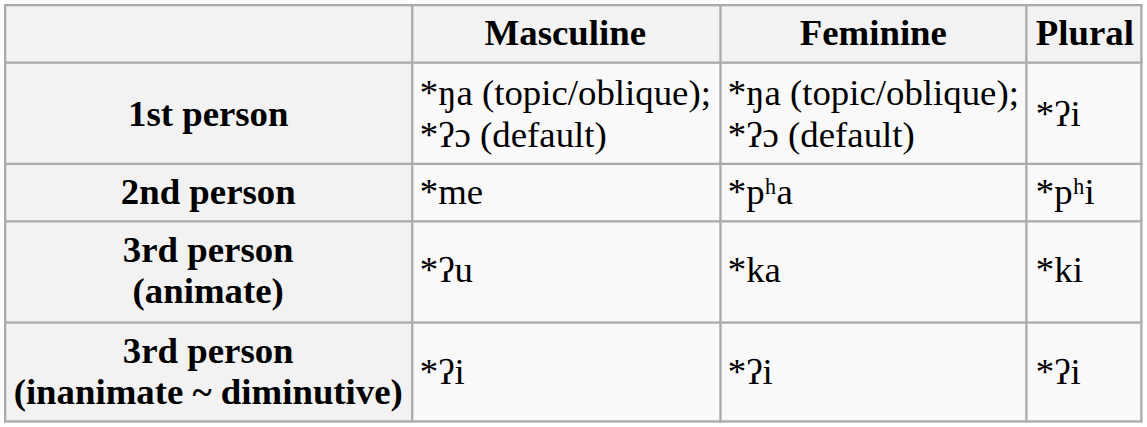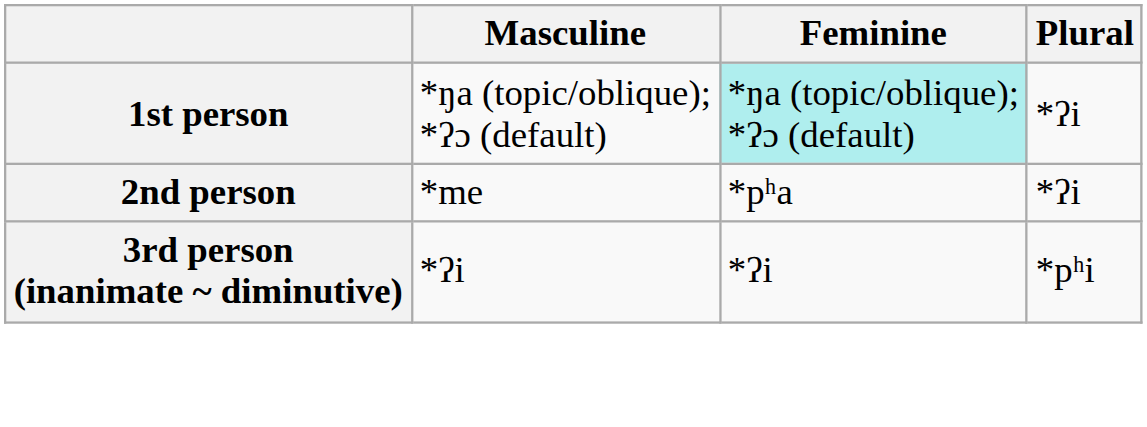(873, 112) no background -> (873, 112) paleturquoise background
(1065, 191) *pʰi -> (1058, 191) *ʔi
- row: (208, 270)
(1058, 370) *ʔi -> (1065, 270) *pʰi
